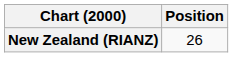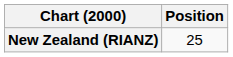(195, 39) 26 -> (195, 39) 25
